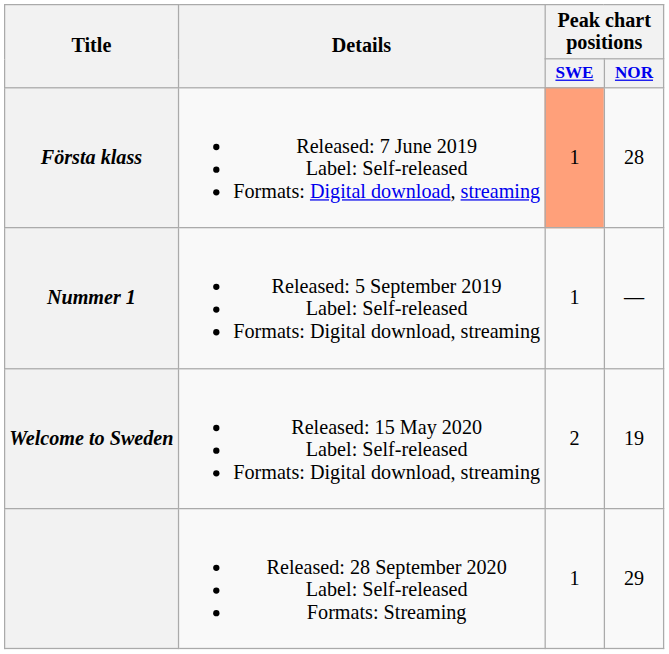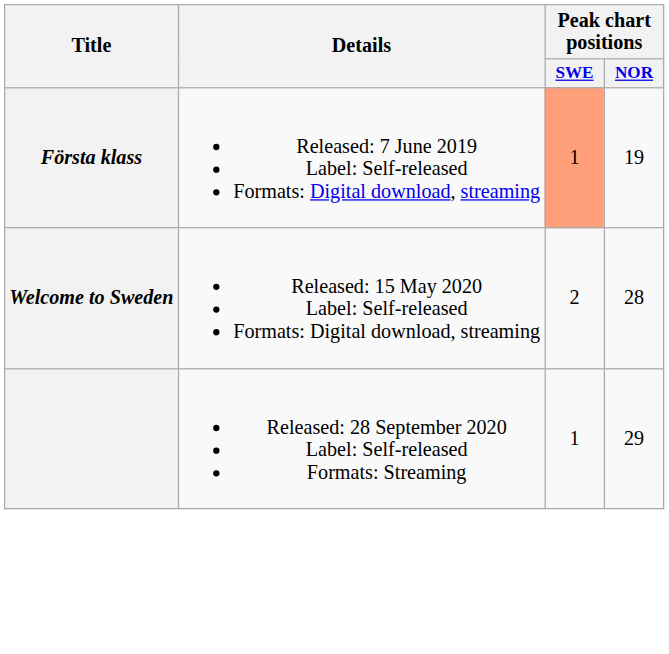(634, 157) 28 -> (634, 157) 19
- row: (91, 297)
(634, 438) 19 -> (634, 297) 28
